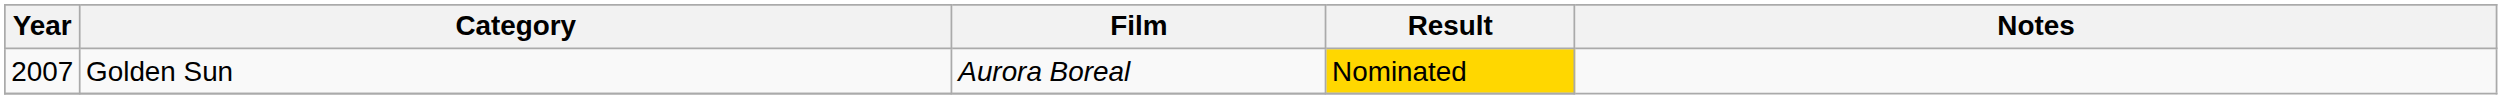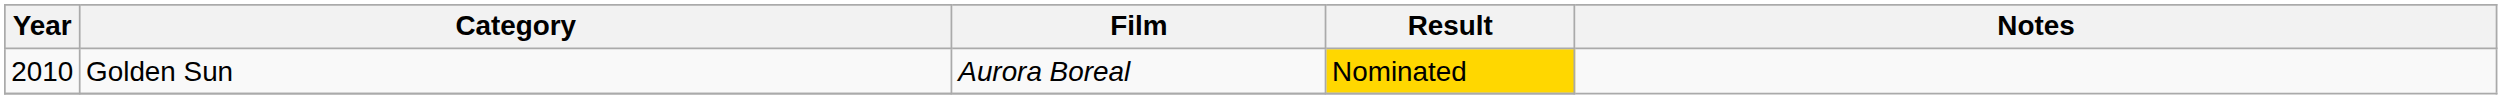(42, 70) 2007 -> (42, 70) 2010
